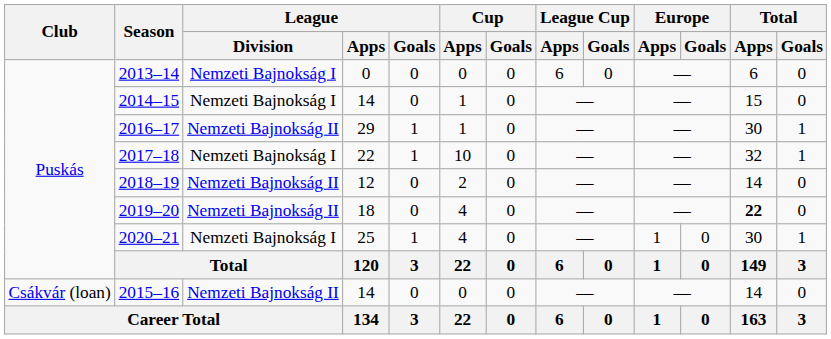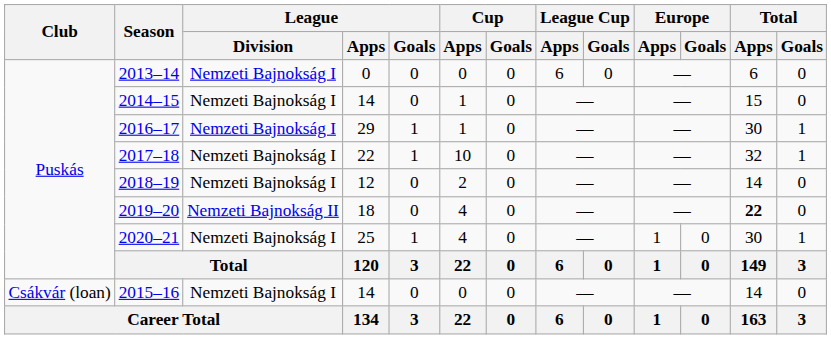(263, 127) Nemzeti Bajnokság II -> (263, 127) Nemzeti Bajnokság I
(263, 182) Nemzeti Bajnokság II -> (263, 182) Nemzeti Bajnokság I
(263, 292) Nemzeti Bajnokság II -> (263, 292) Nemzeti Bajnokság I
